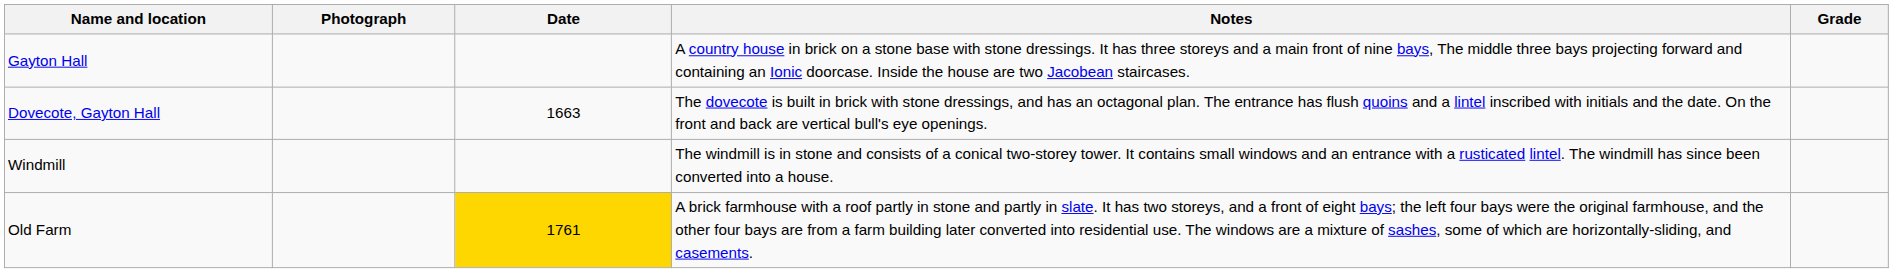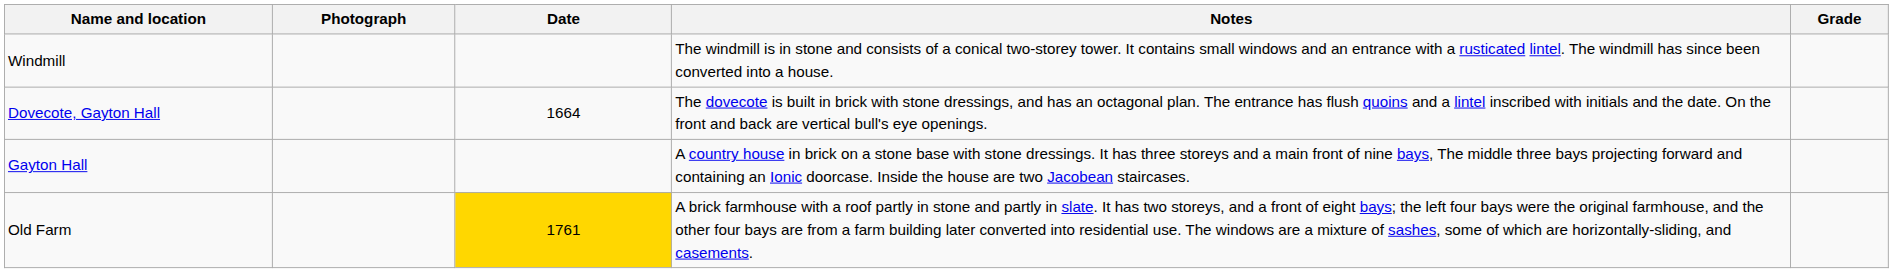rows swapped: (48, 60) <-> (37, 165)
(563, 113) 1663 -> (563, 113) 1664
